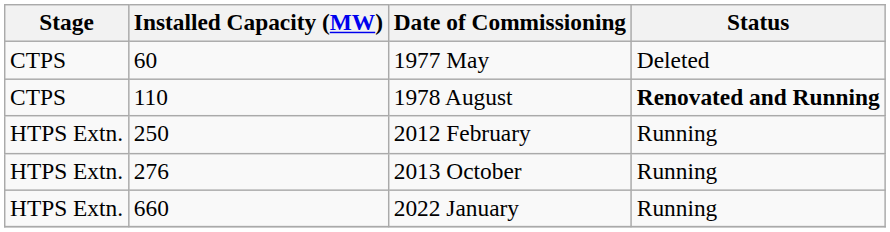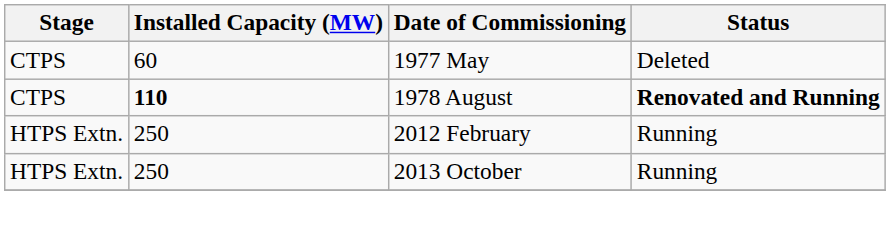(151, 97) normal -> (151, 97) bold
(151, 171) 276 -> (151, 171) 250
- row: (456, 208)
